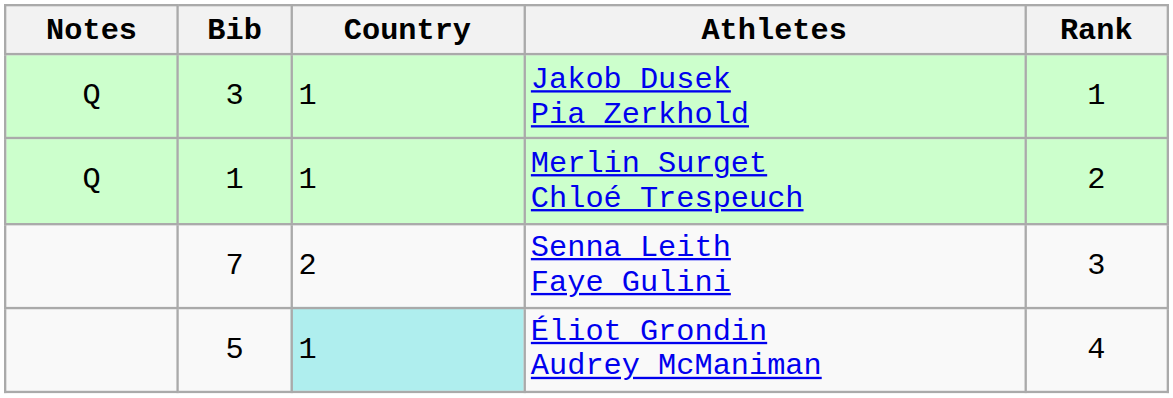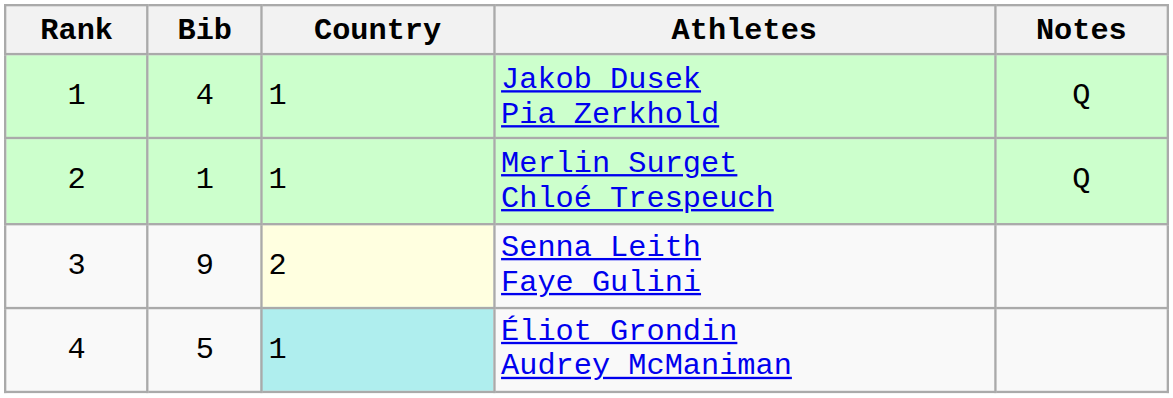columns swapped: (1096, 30) <-> (92, 30)
(235, 97) 3 -> (205, 97) 4
(235, 265) 7 -> (205, 265) 9
(307, 265) no background -> (278, 265) lightyellow background
